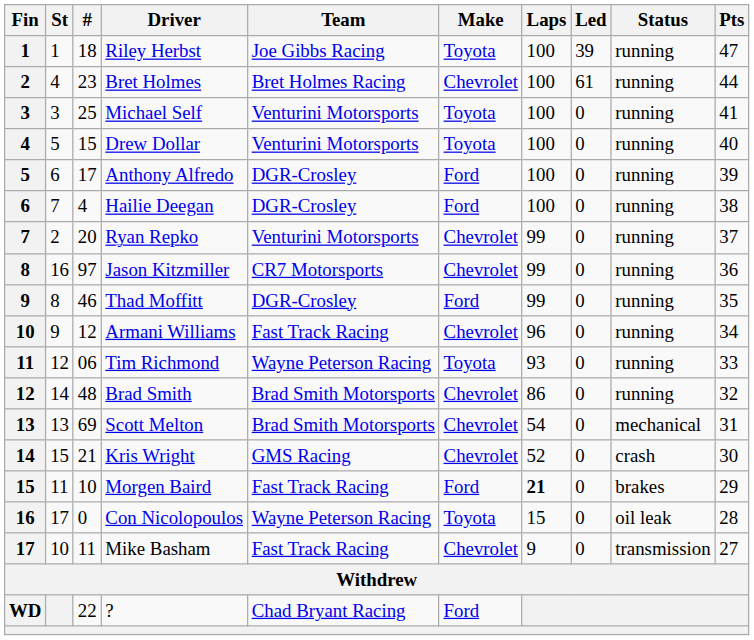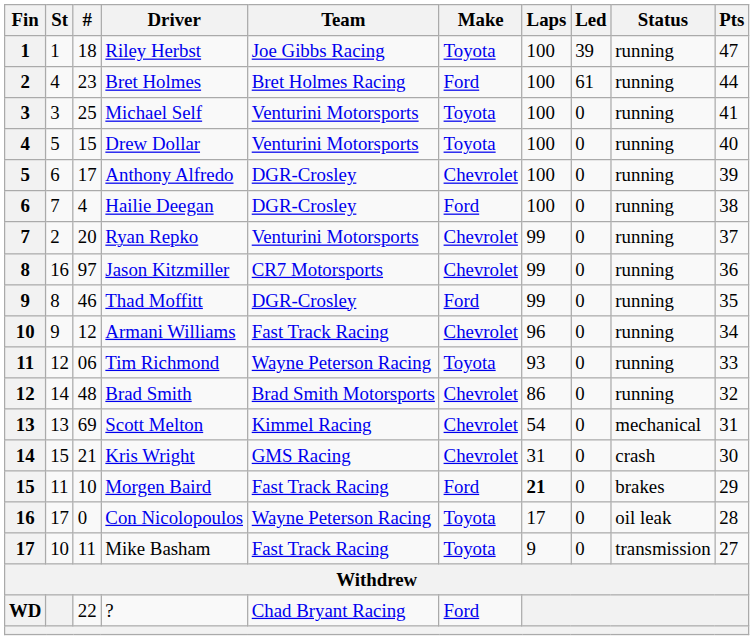(481, 82) Chevrolet -> (461, 82) Ford
(461, 175) Ford -> (481, 175) Chevrolet
(343, 424) Brad Smith Motorsports -> (312, 424) Kimmel Racing
(536, 455) 52 -> (536, 455) 31
(536, 517) 15 -> (536, 517) 17
(481, 548) Chevrolet -> (470, 548) Toyota
